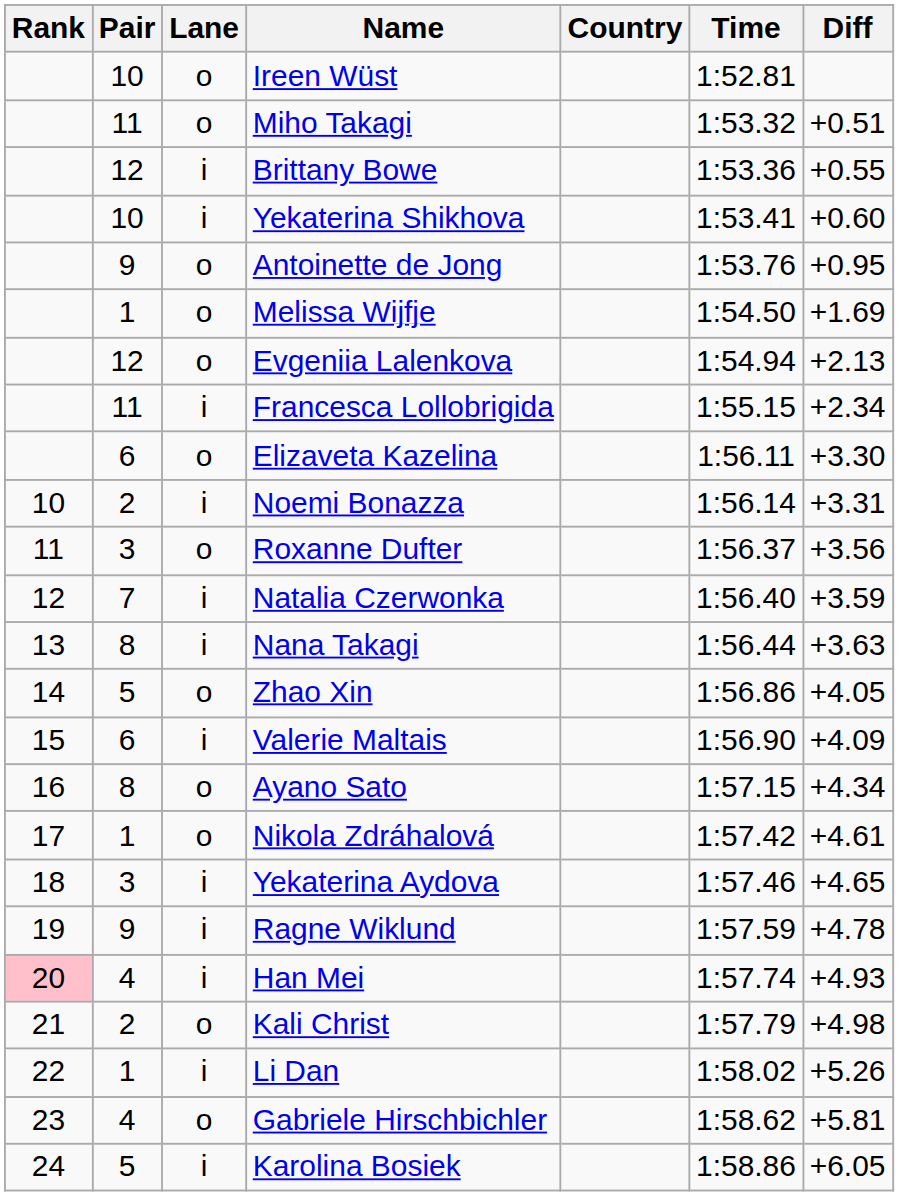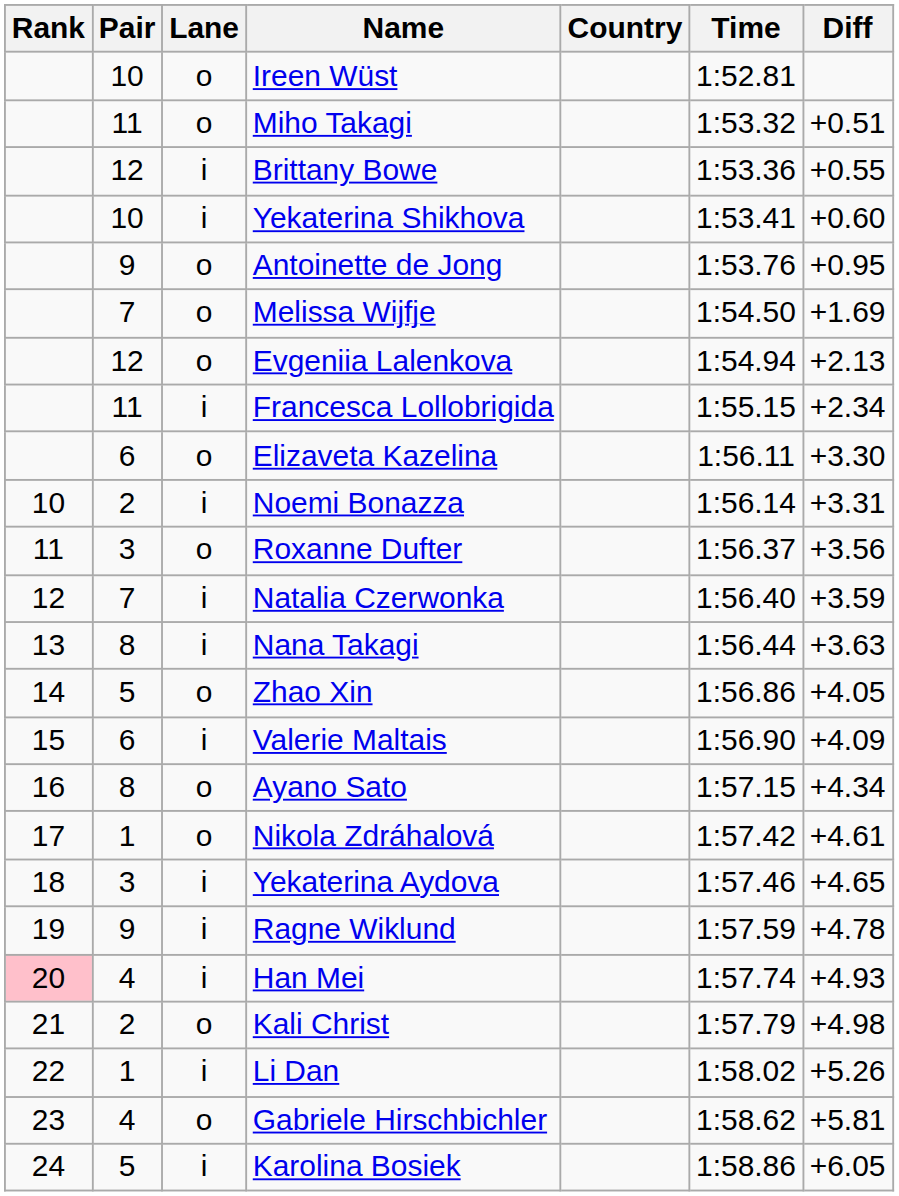(127, 312) 1 -> (127, 312) 7
